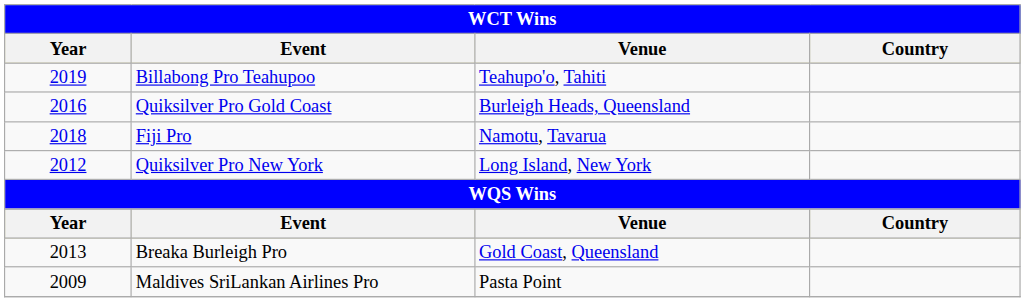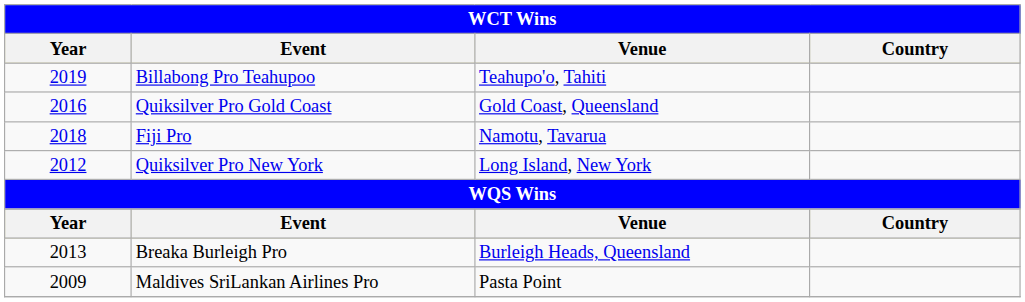(585, 106) Burleigh Heads, Queensland -> (569, 106) Gold Coast, Queensland
(569, 252) Gold Coast, Queensland -> (585, 252) Burleigh Heads, Queensland
